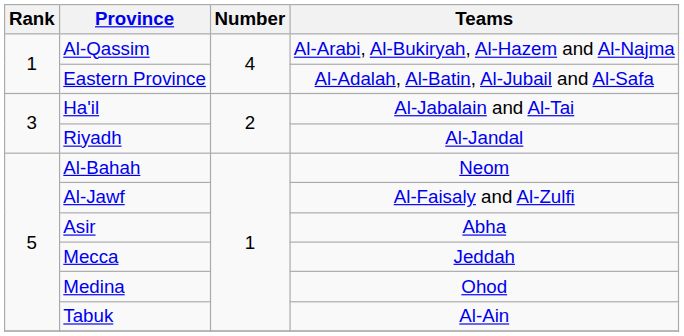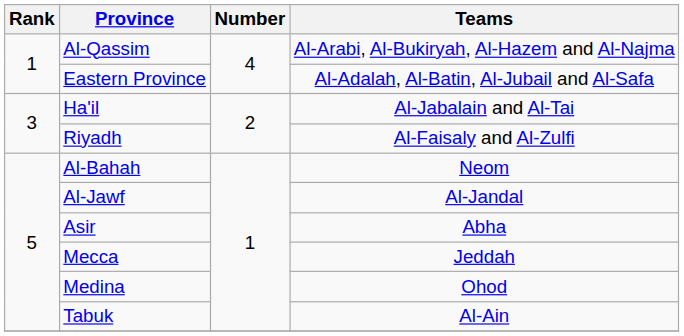(484, 138) Al-Jandal -> (484, 138) Al-Faisaly and Al-Zulfi
(484, 197) Al-Faisaly and Al-Zulfi -> (484, 197) Al-Jandal
